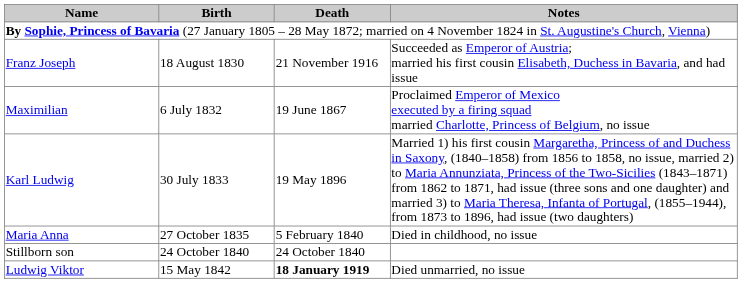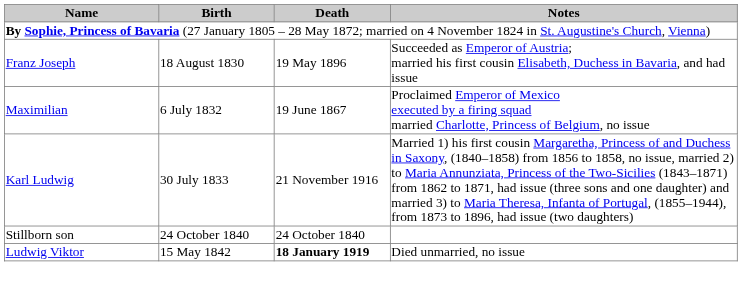(327, 63) 21 November 1916 -> (311, 63) 19 May 1896
(311, 180) 19 May 1896 -> (327, 180) 21 November 1916
- row: (37, 234)
